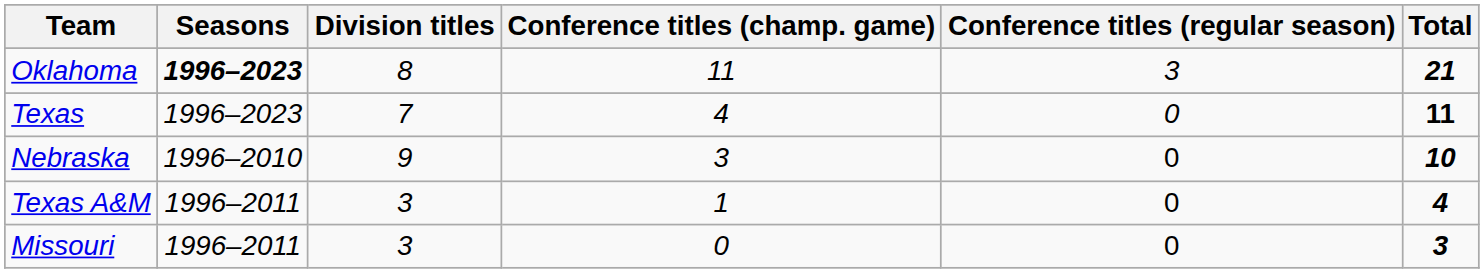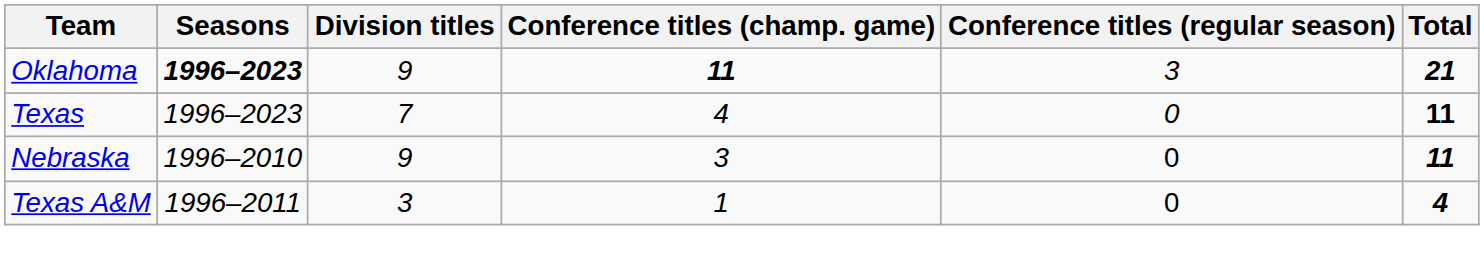(405, 70) 8 -> (405, 70) 9
(721, 70) normal -> (721, 70) bold
(1440, 158) 10 -> (1440, 158) 11
- row: (63, 245)
